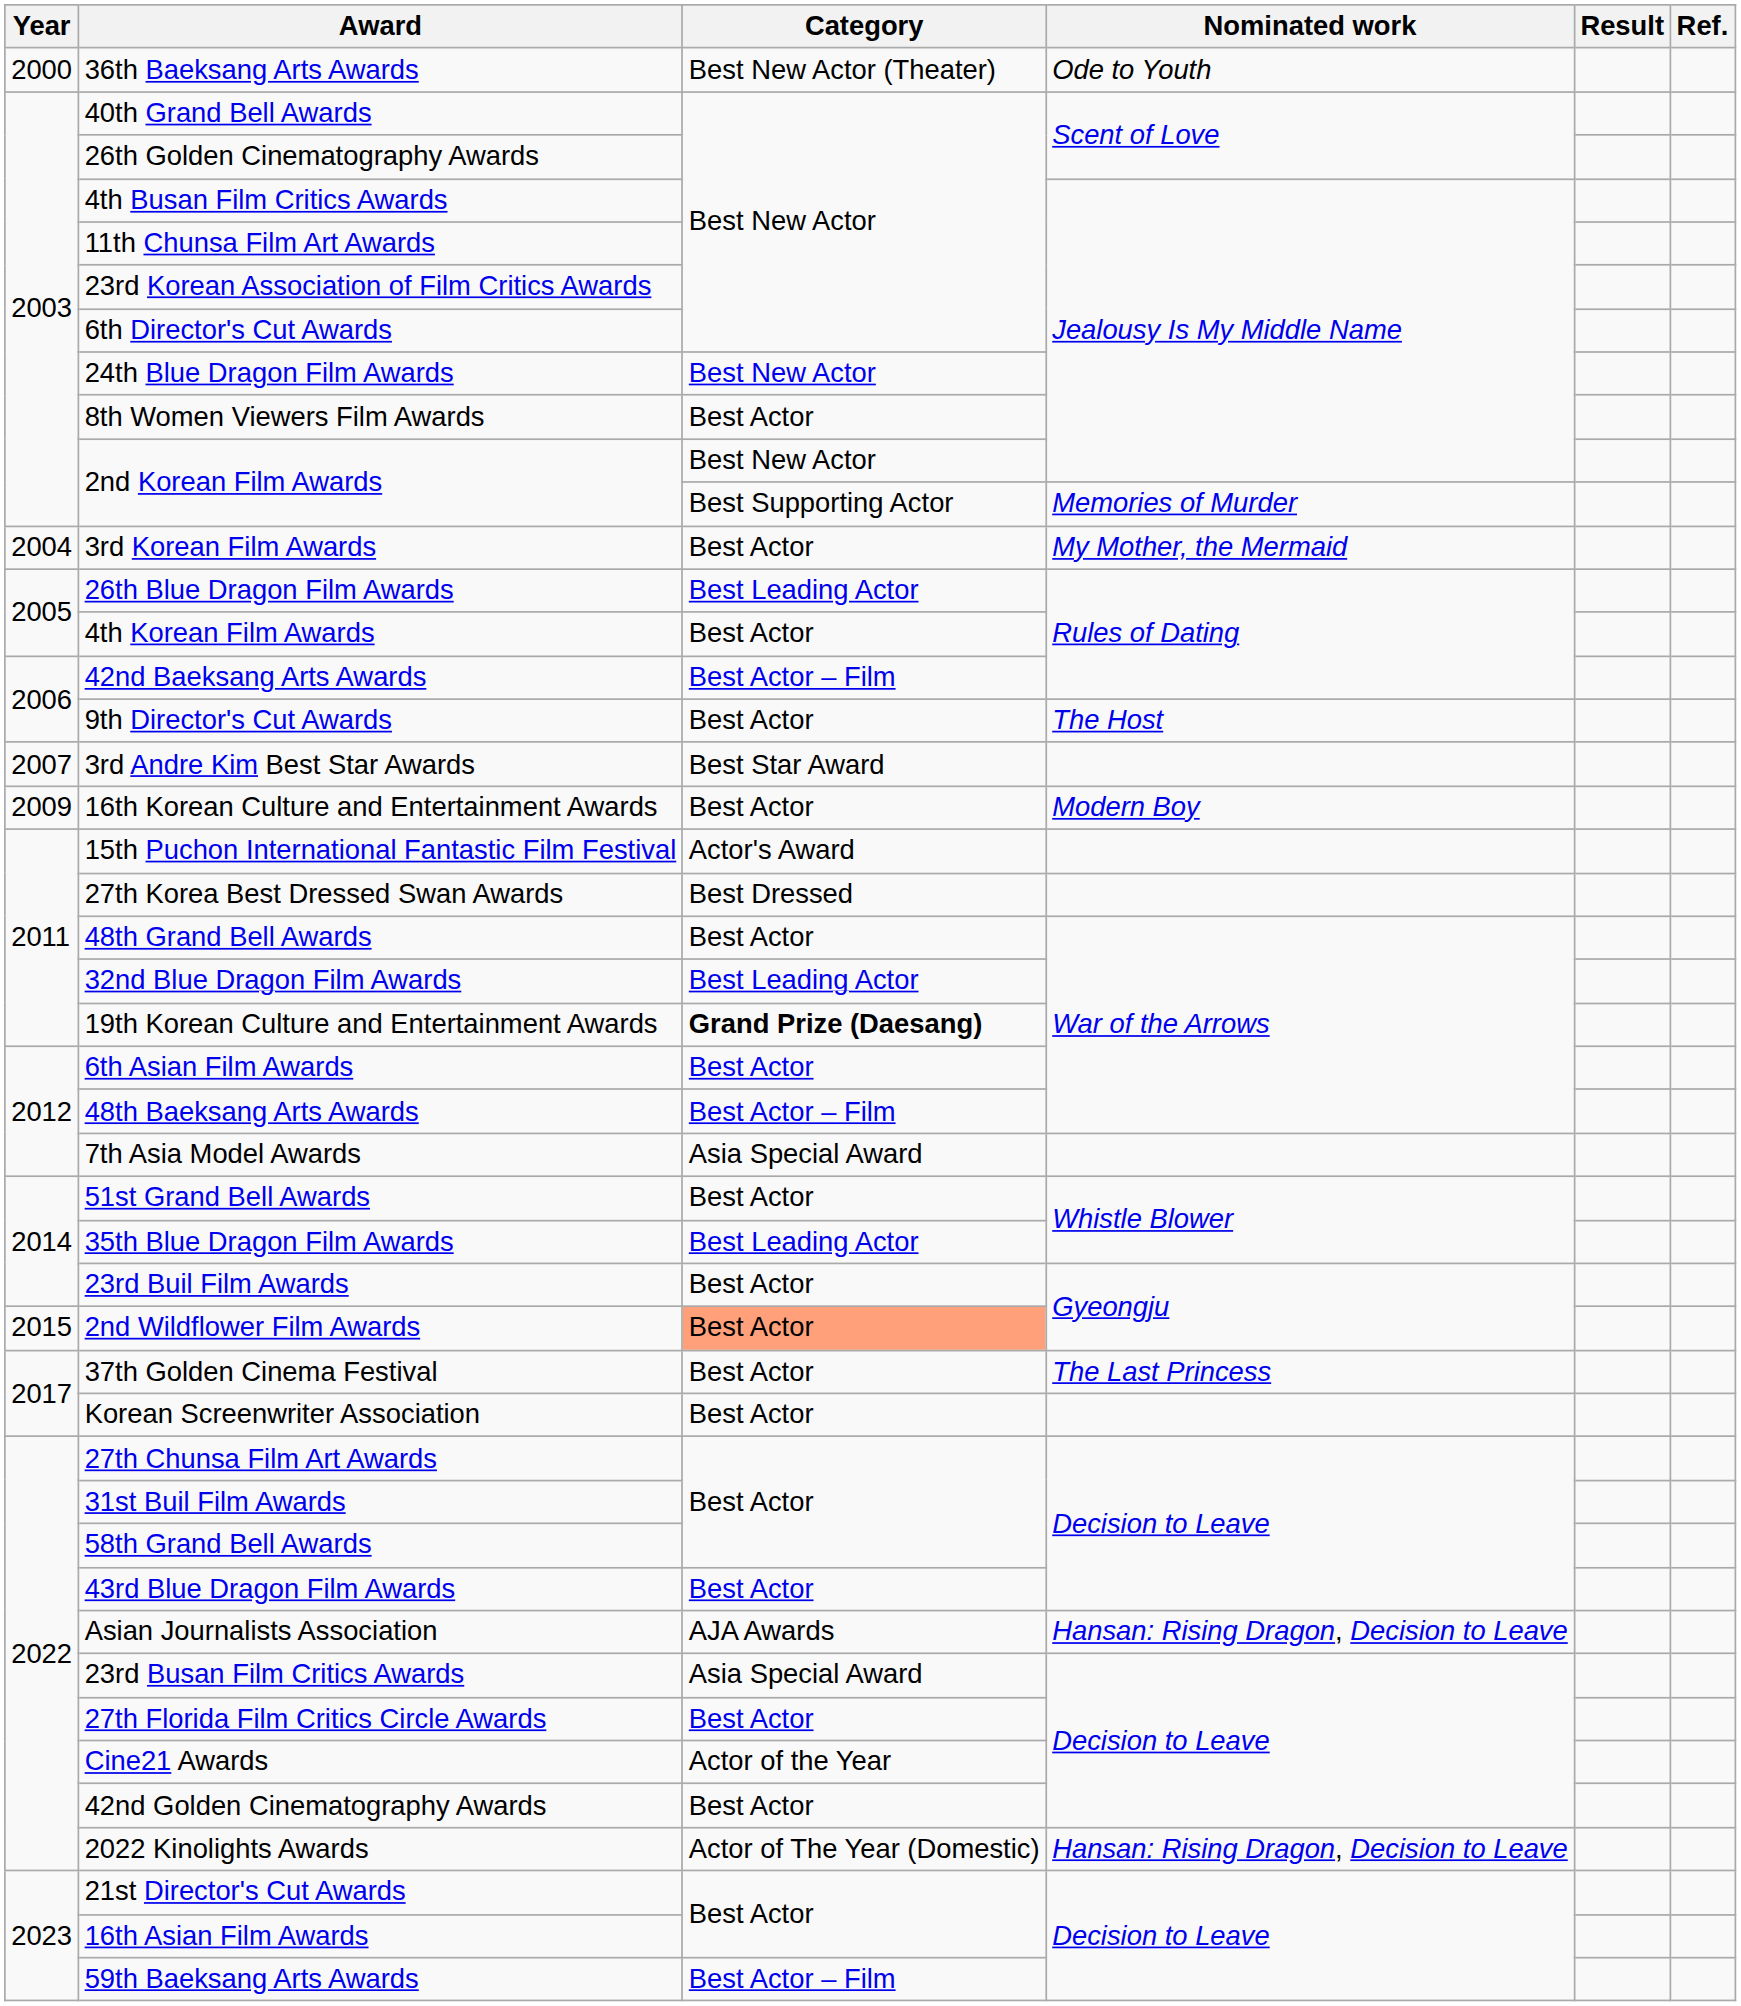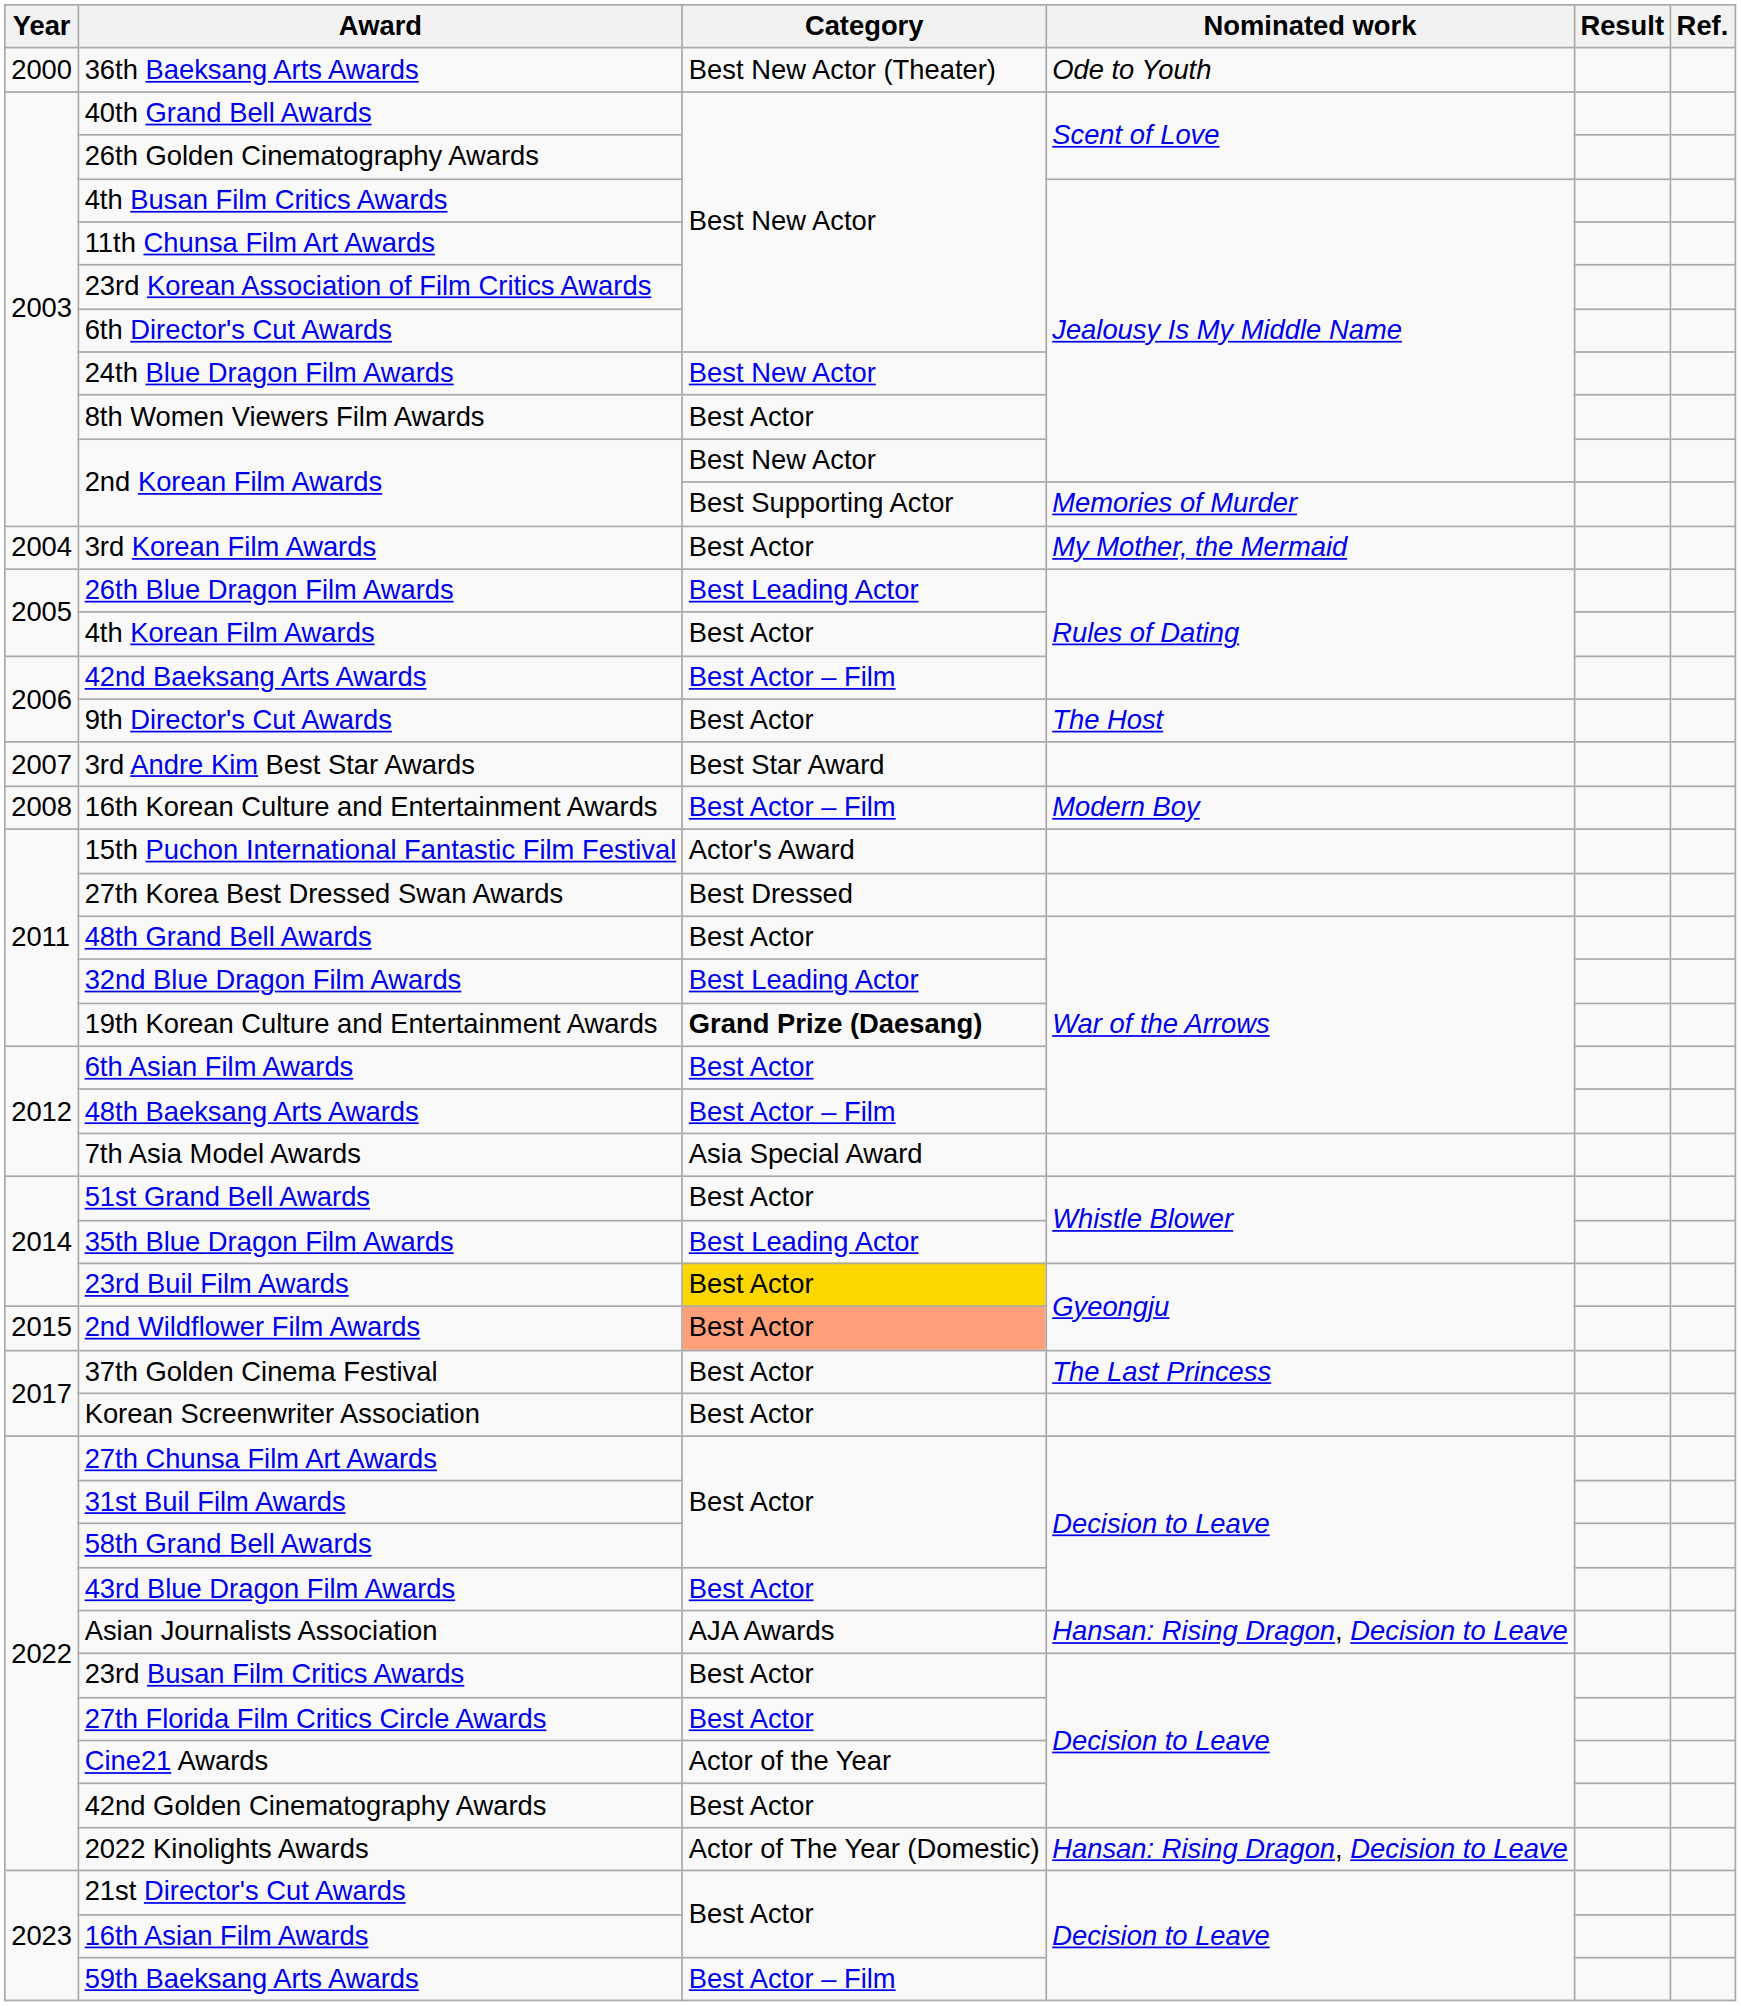(42, 807) 2009 -> (42, 807) 2008
(751, 807) Best Actor -> (792, 807) Best Actor – Film
(751, 1284) no background -> (751, 1284) gold background
(806, 1675) Asia Special Award -> (751, 1675) Best Actor
